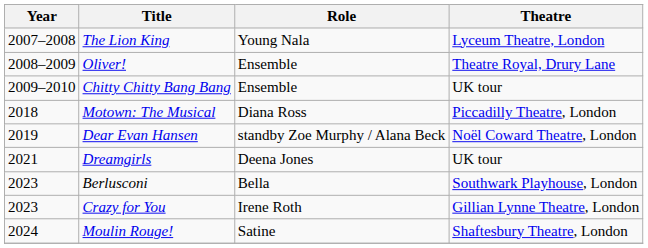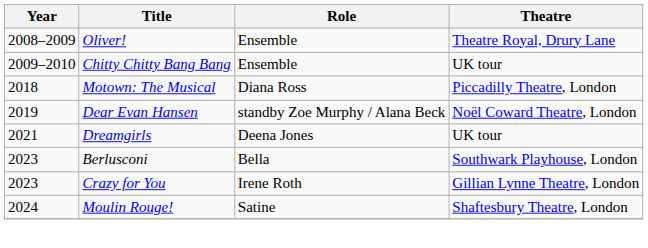- row: (126, 40)
